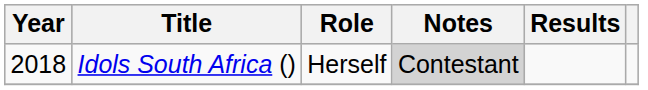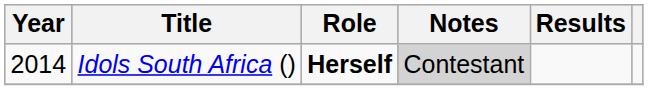(38, 63) 2018 -> (38, 63) 2014
(347, 63) normal -> (350, 63) bold
